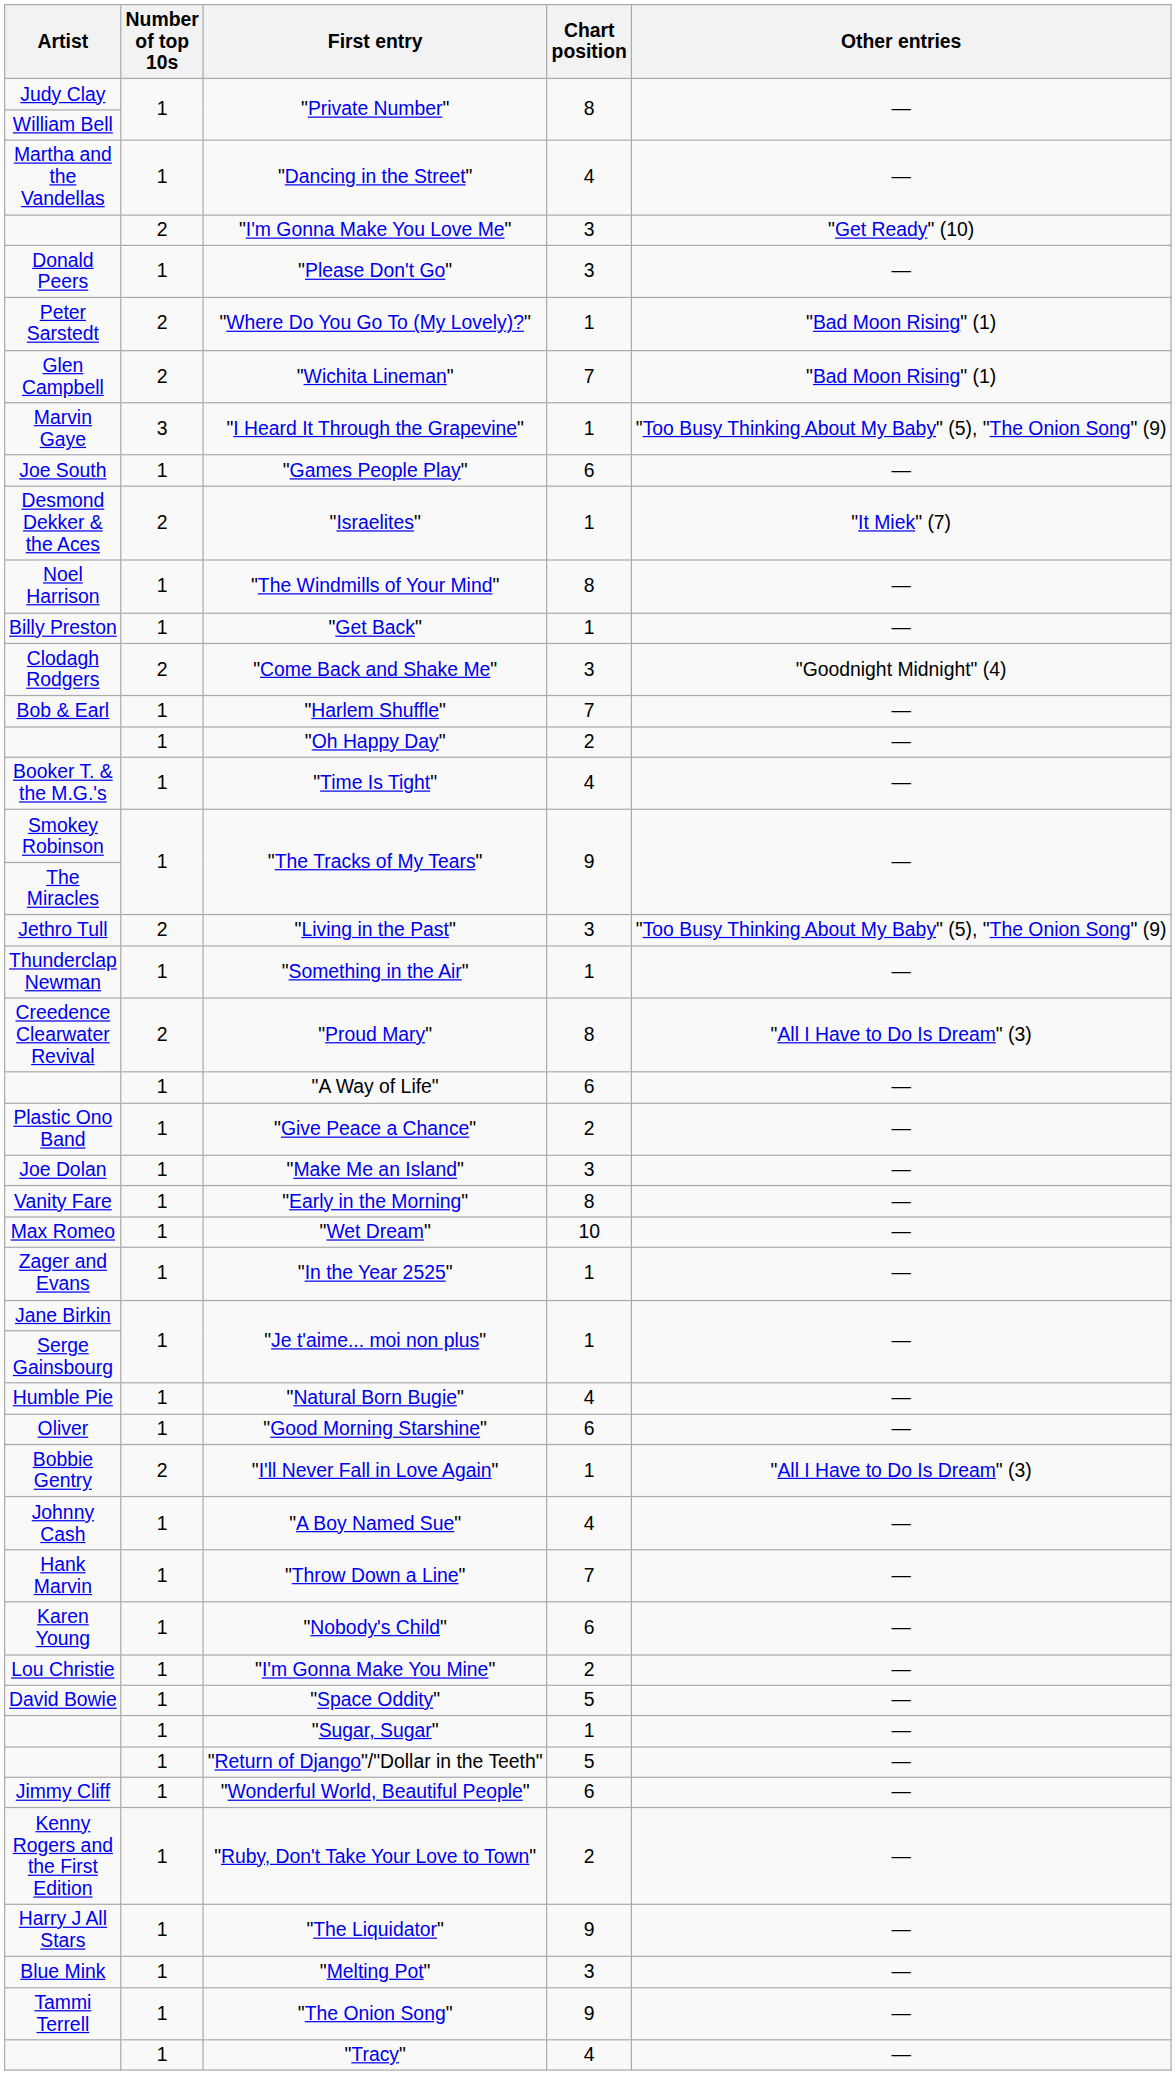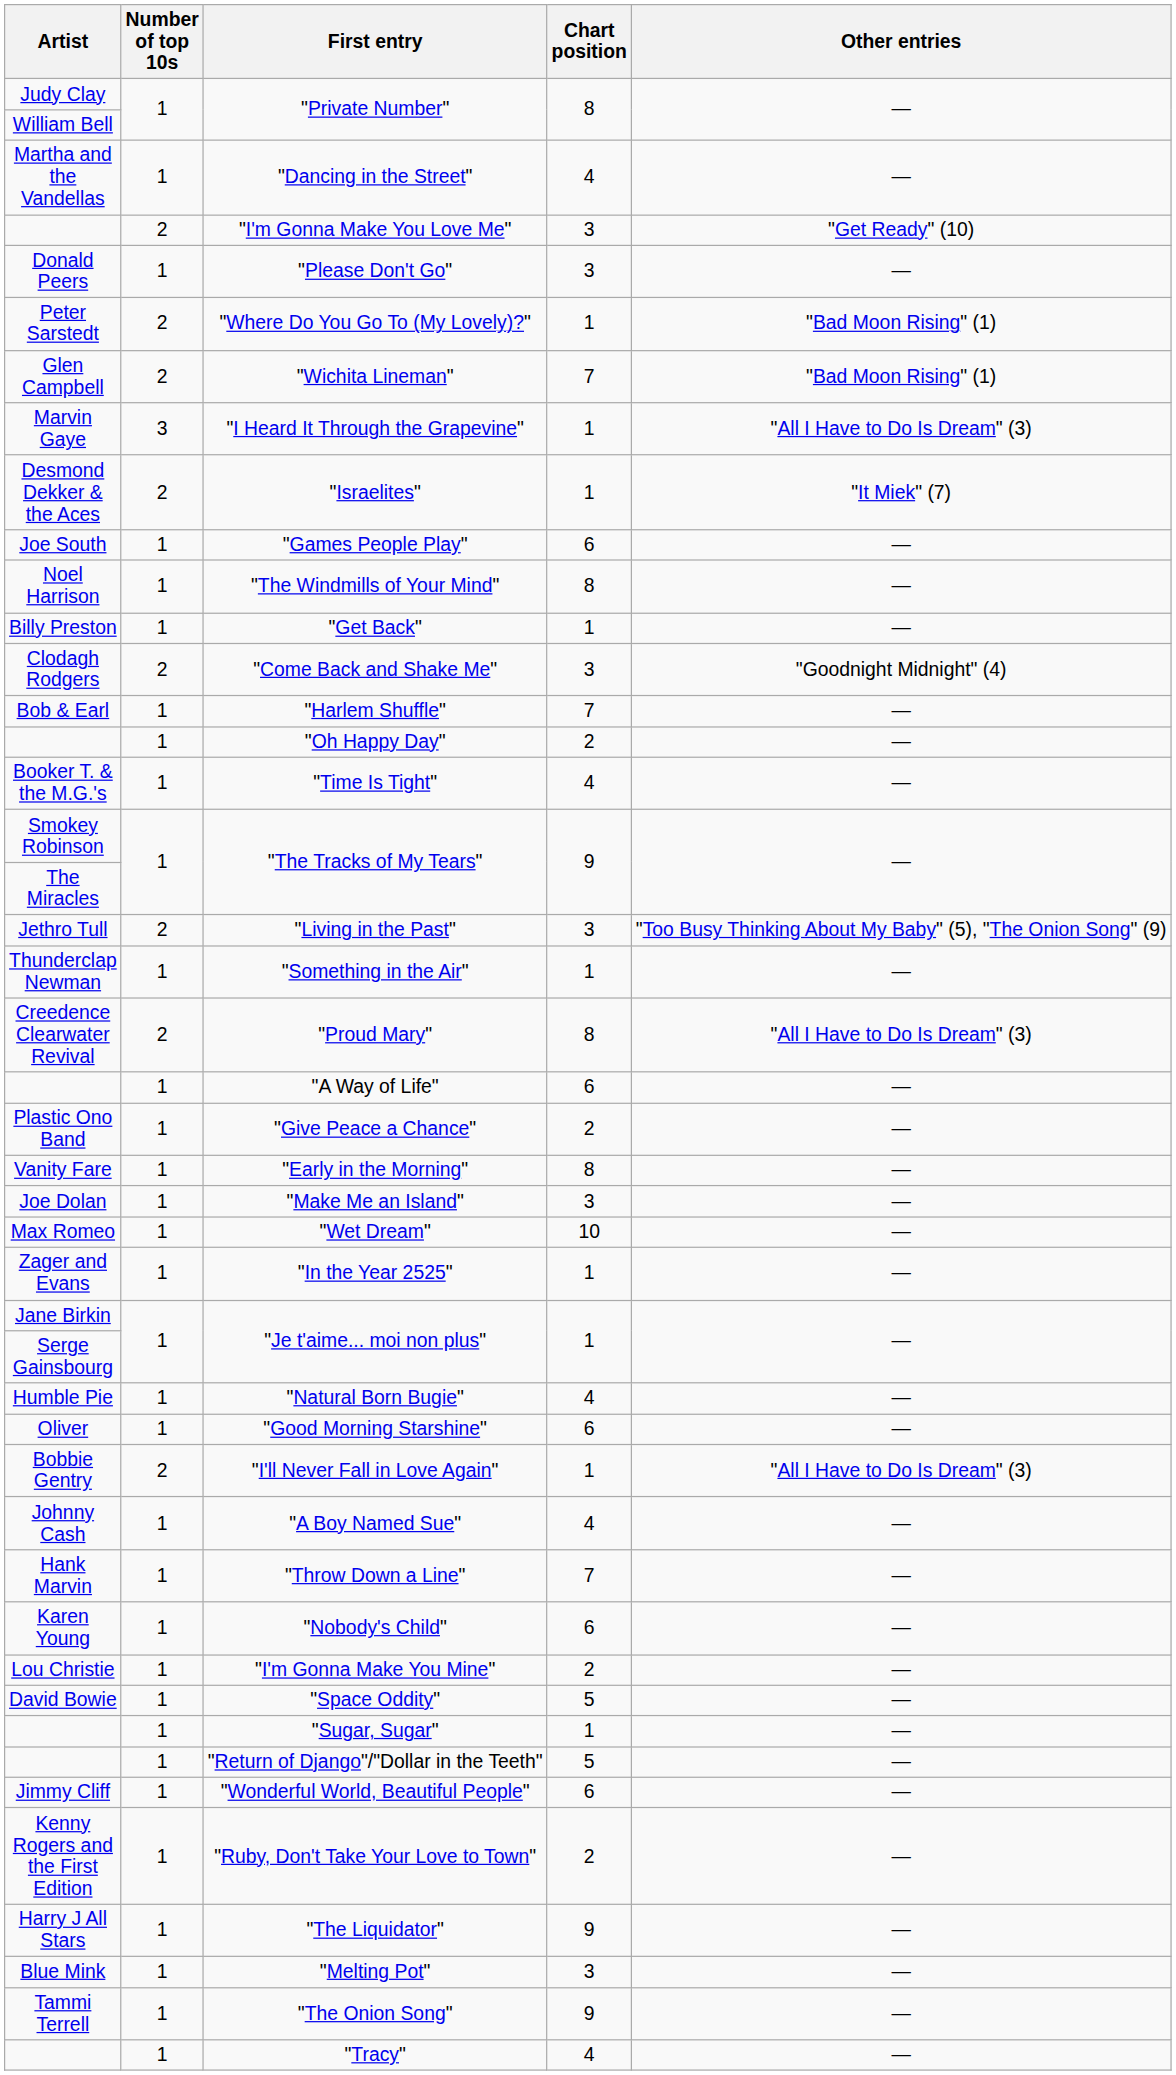(901, 428) "Too Busy Thinking About My Baby" (5), "The Onion Song" (9) -> (901, 428) "All I Have to Do Is Dream" (3)
rows swapped: (63, 470) <-> (63, 522)
rows swapped: (63, 1170) <-> (63, 1201)
